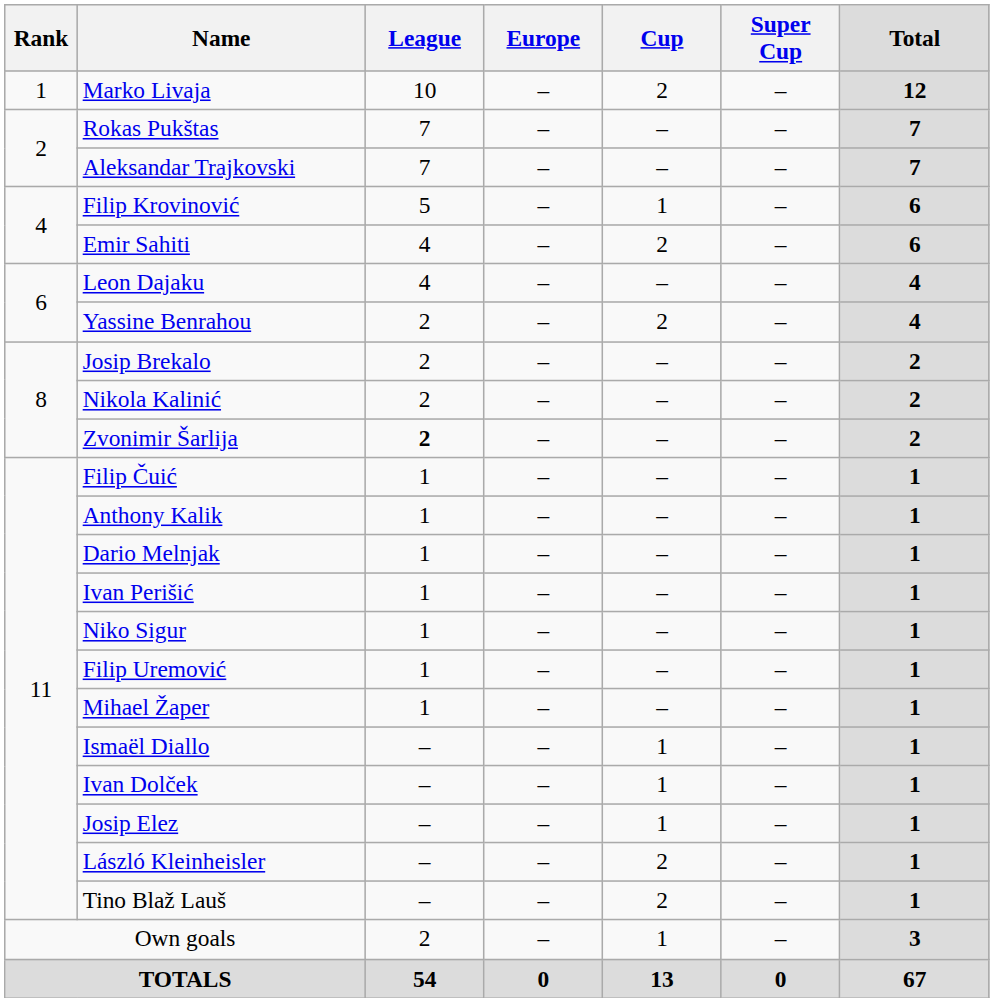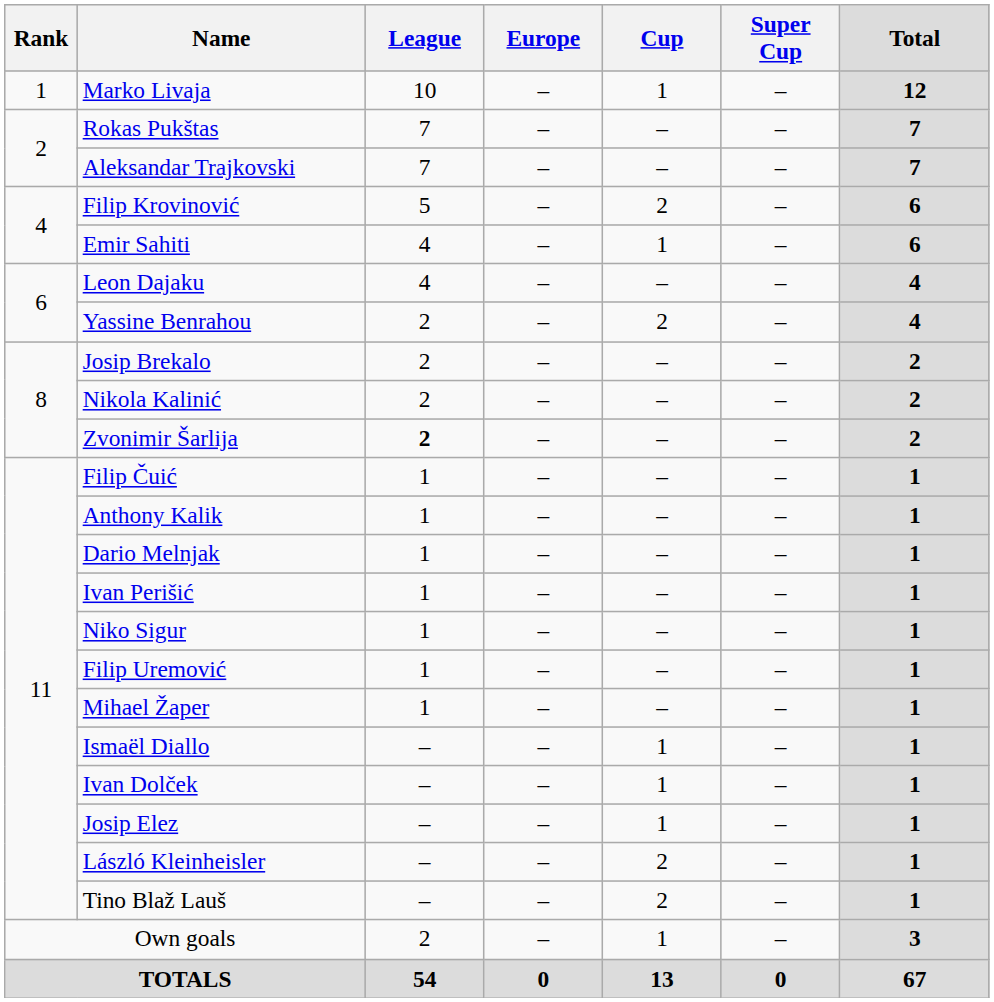(662, 90) 2 -> (662, 90) 1
(662, 206) 1 -> (662, 206) 2
(662, 244) 2 -> (662, 244) 1
